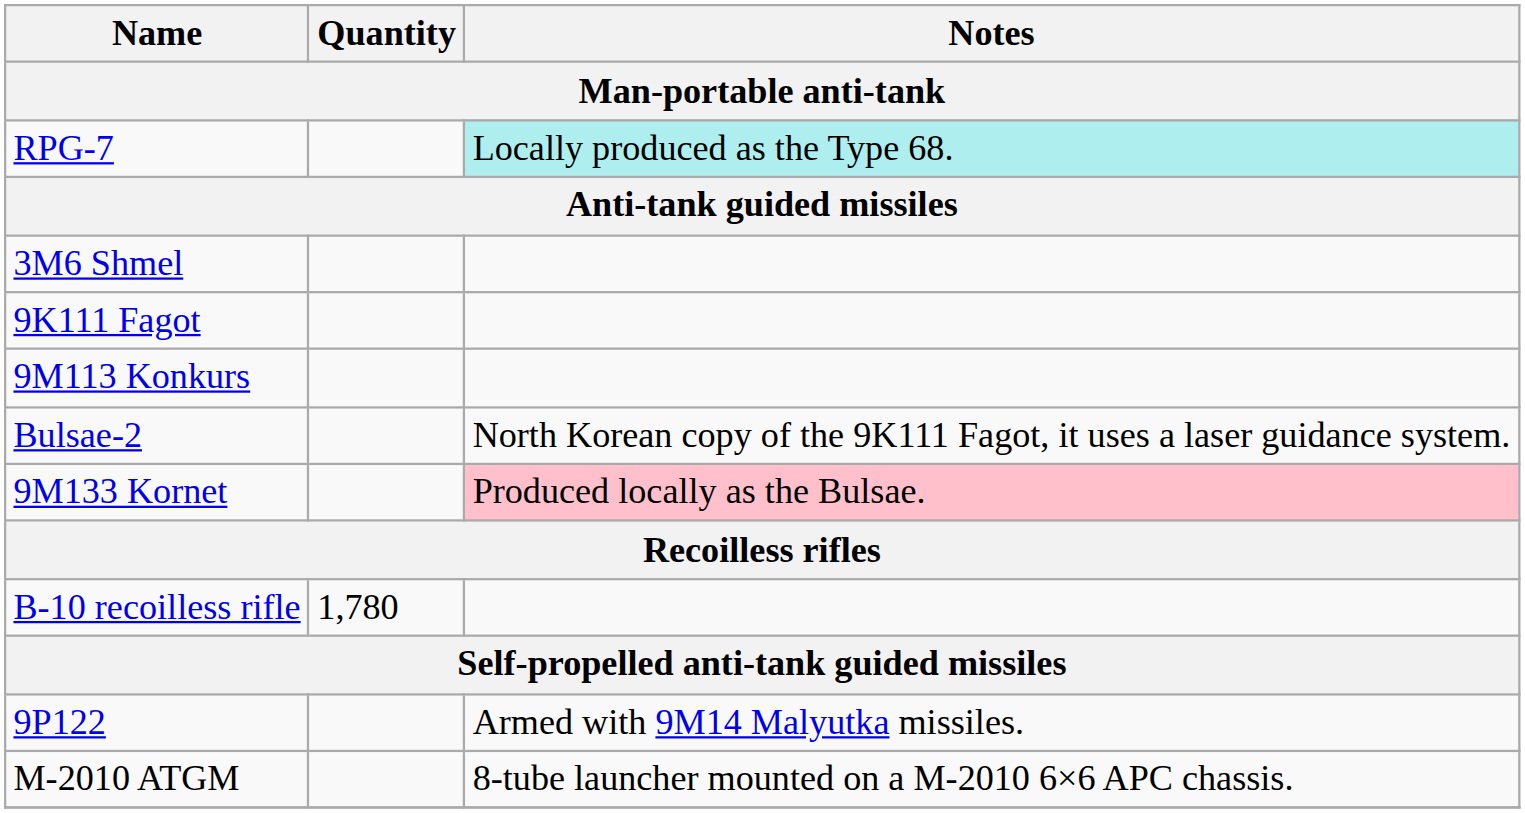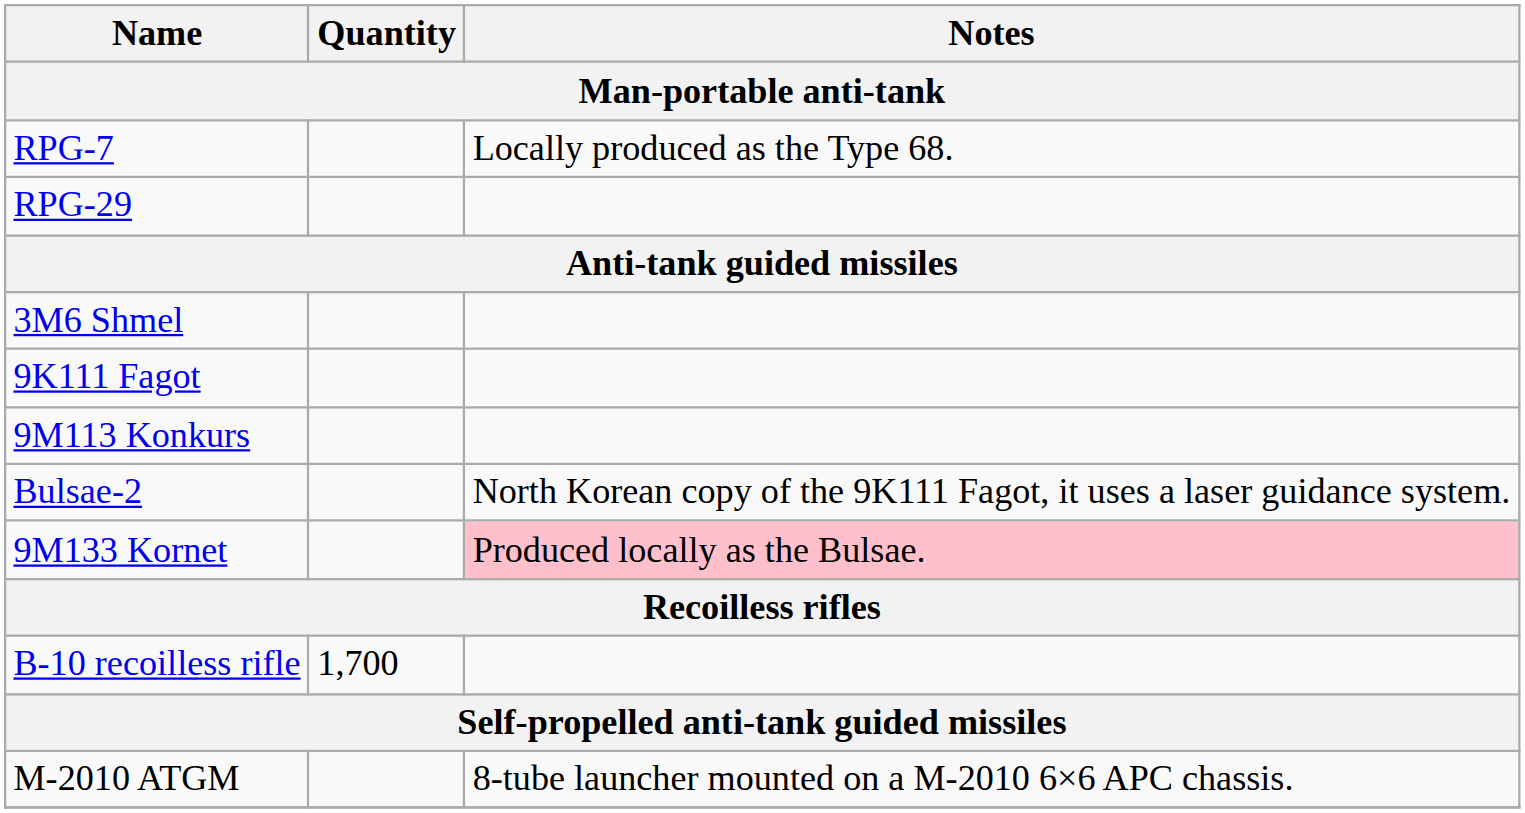(713, 147) paleturquoise background -> (713, 147) no background
+ row: (73, 205)
(358, 606) 1,780 -> (358, 663) 1,700
- row: (60, 721)
